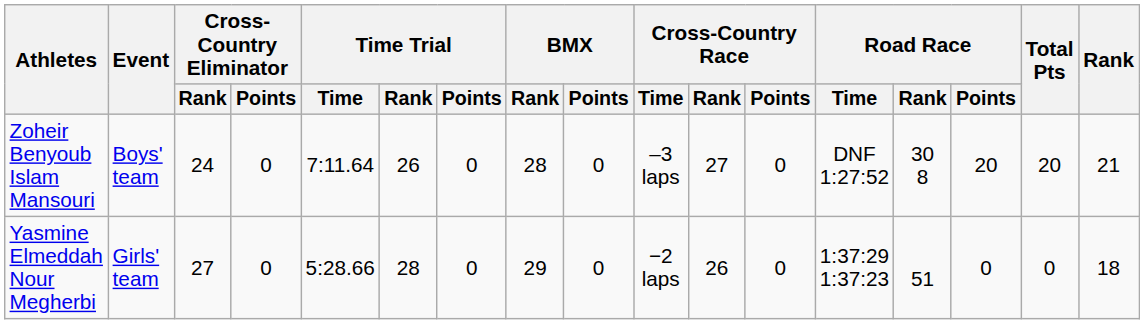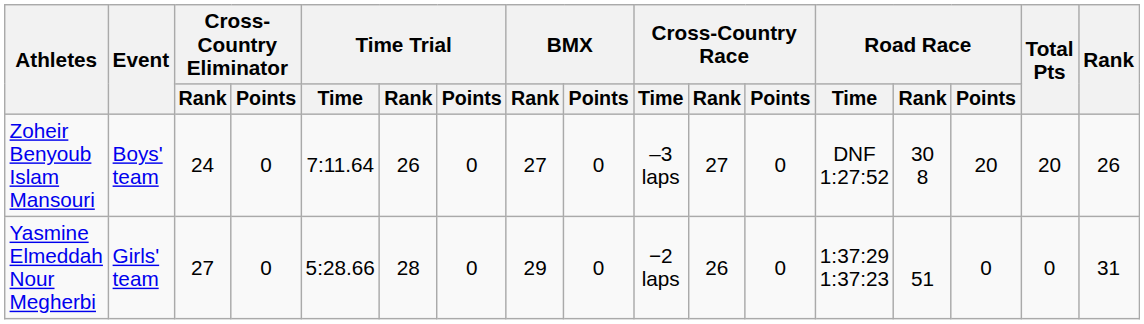(535, 166) 28 -> (535, 166) 27
(1109, 166) 21 -> (1109, 166) 26
(1109, 268) 18 -> (1109, 268) 31
